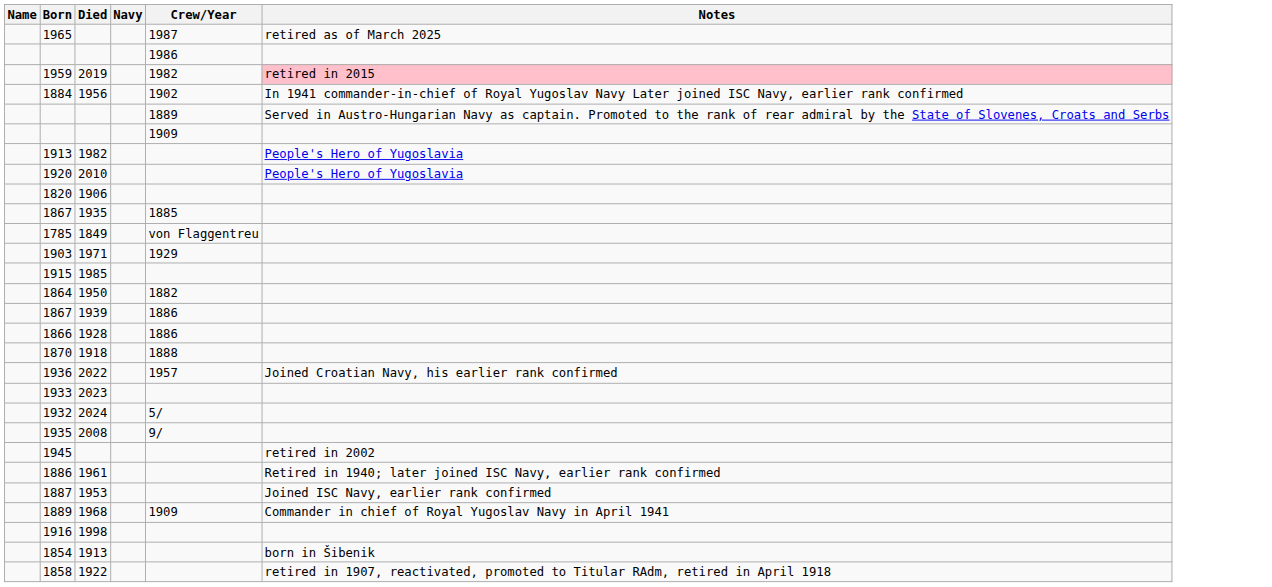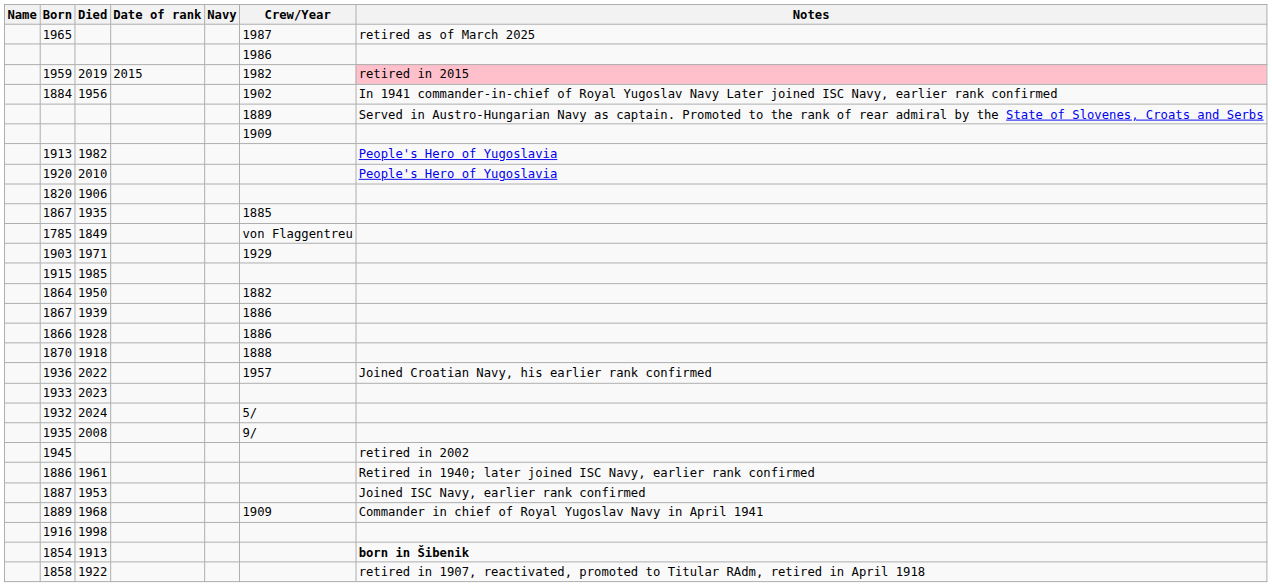+ column: (157, 14)
(320, 552) normal -> (414, 552) bold
